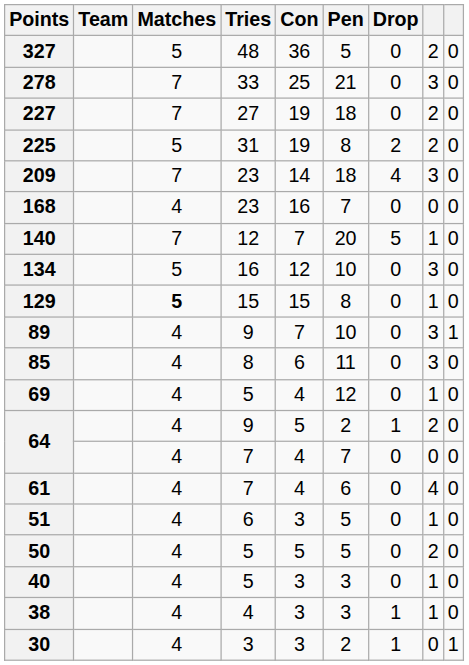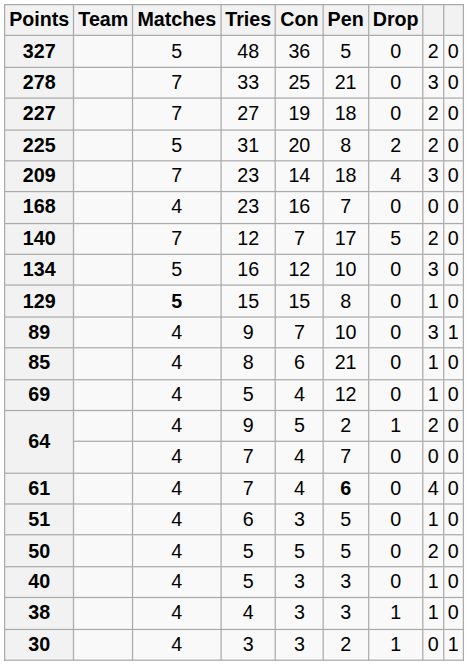(299, 144) 19 -> (299, 144) 20
(346, 238) 20 -> (346, 238) 17
(433, 238) 1 -> (433, 238) 2
(346, 363) 11 -> (346, 363) 21
(433, 363) 3 -> (433, 363) 1
(346, 488) normal -> (346, 488) bold
